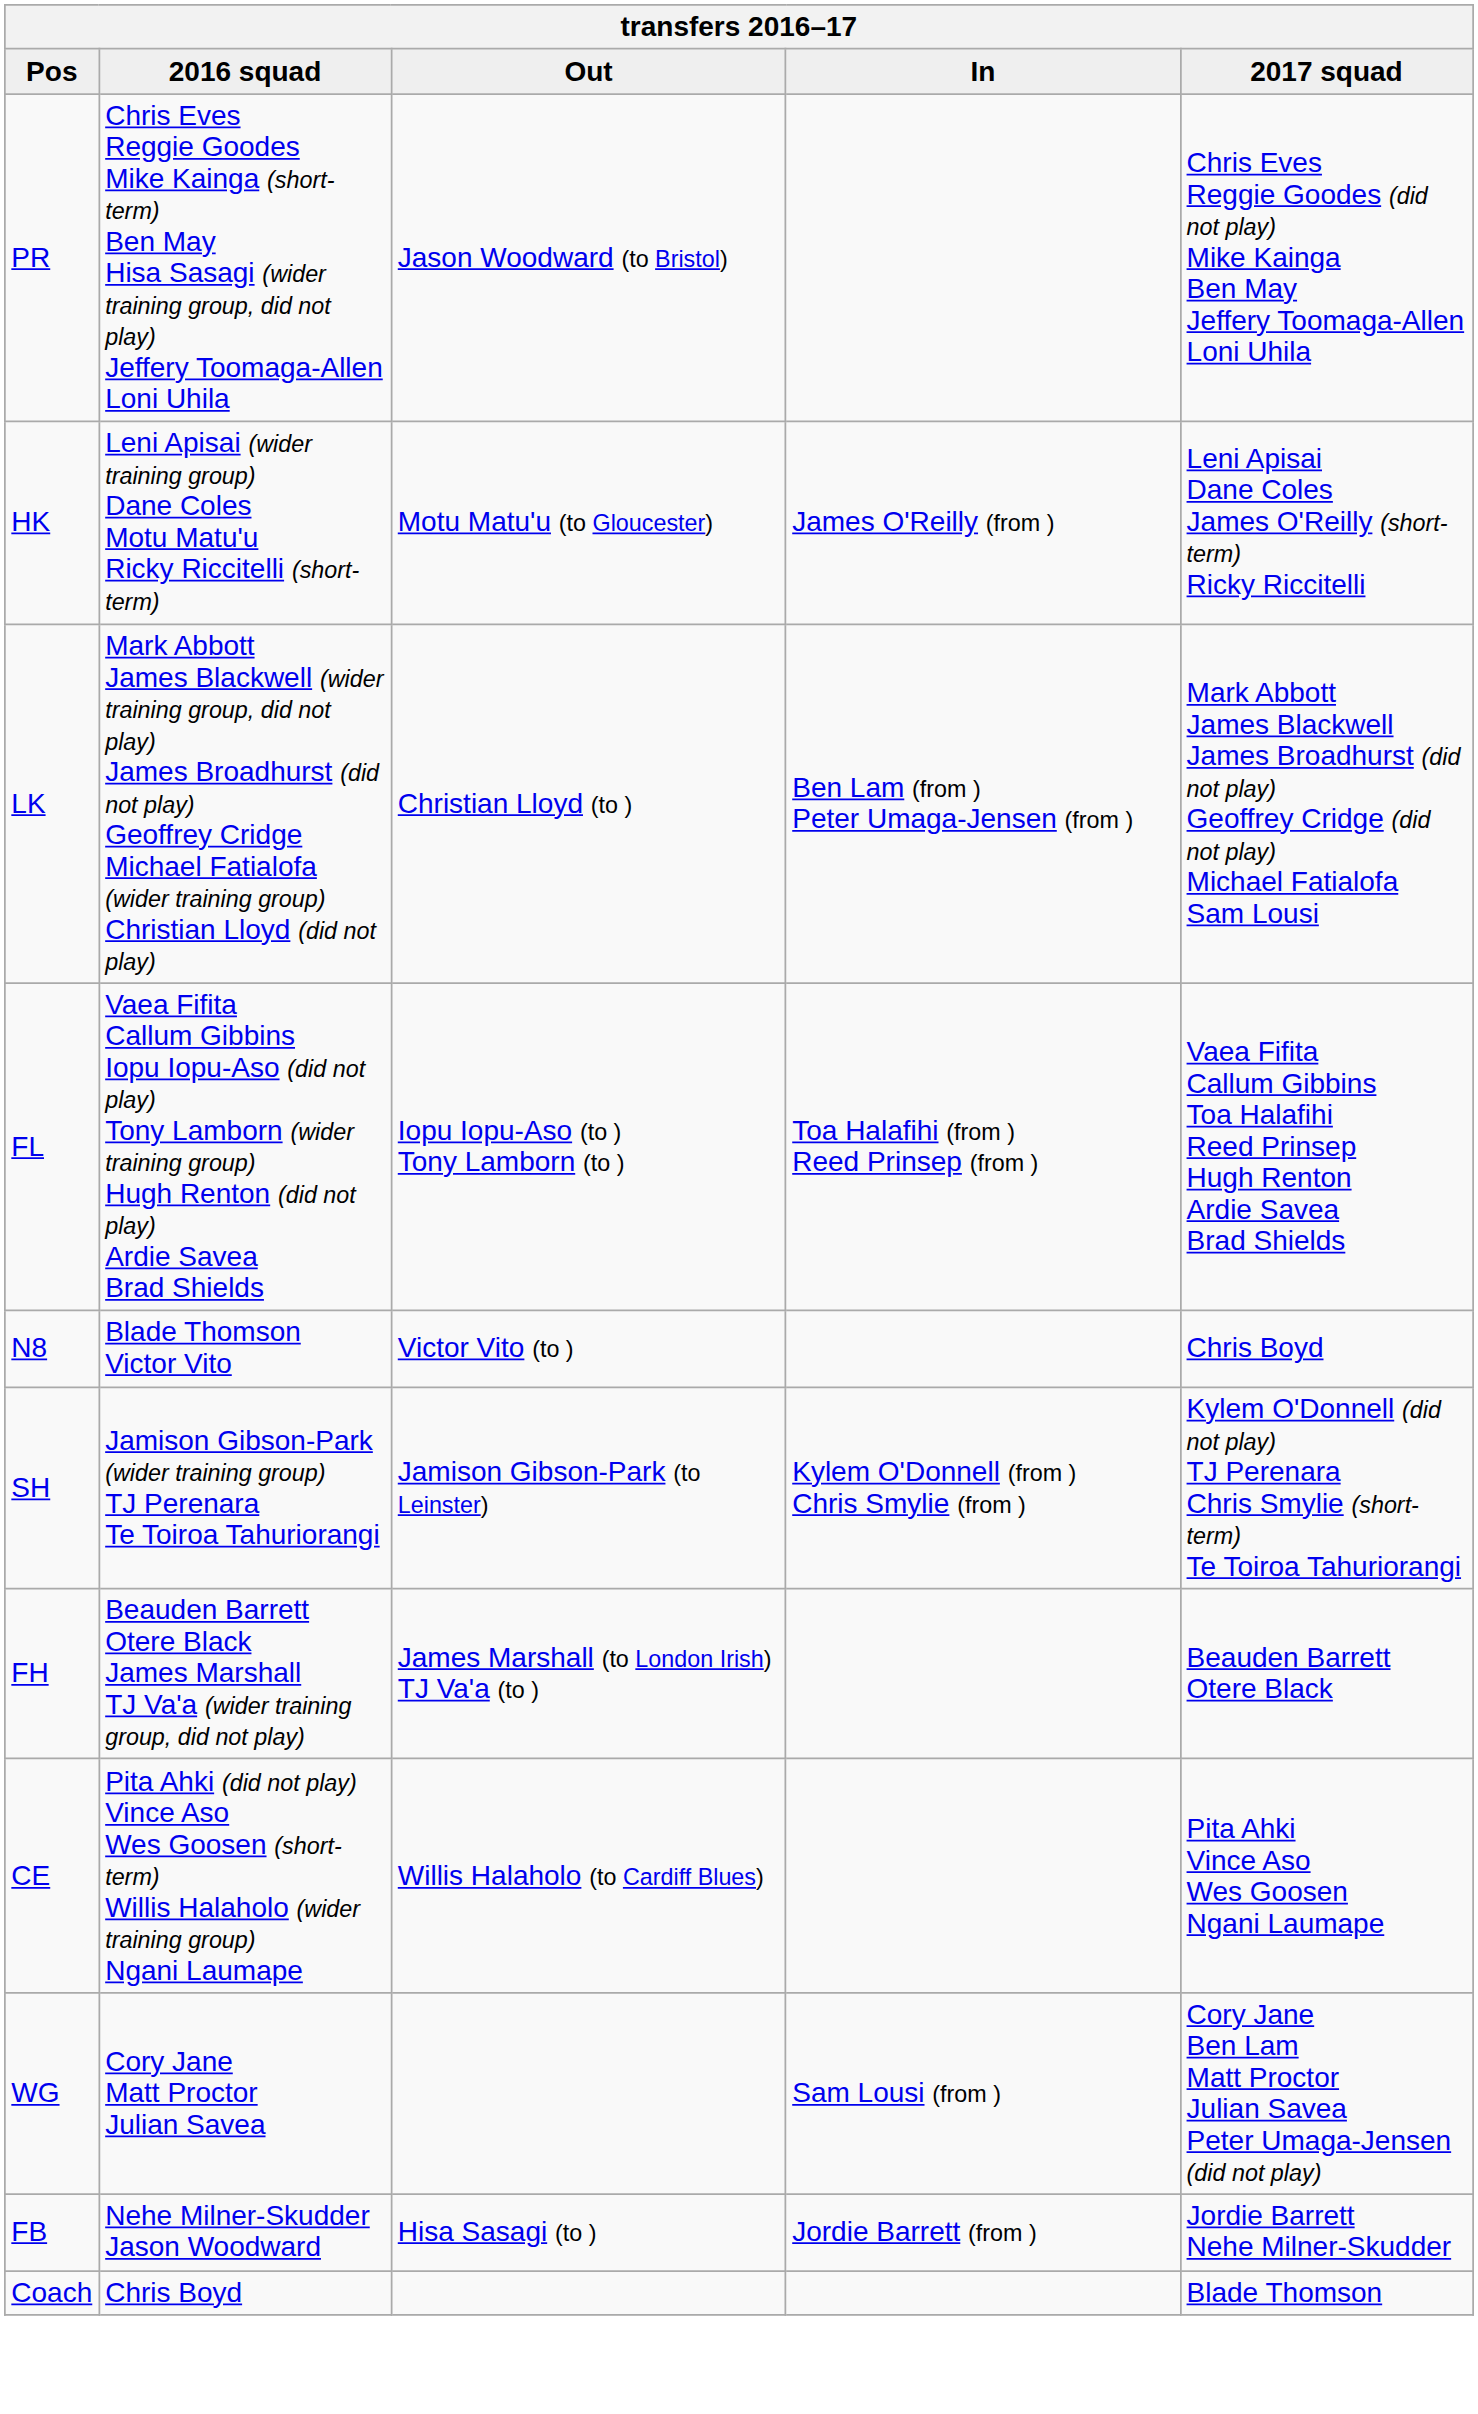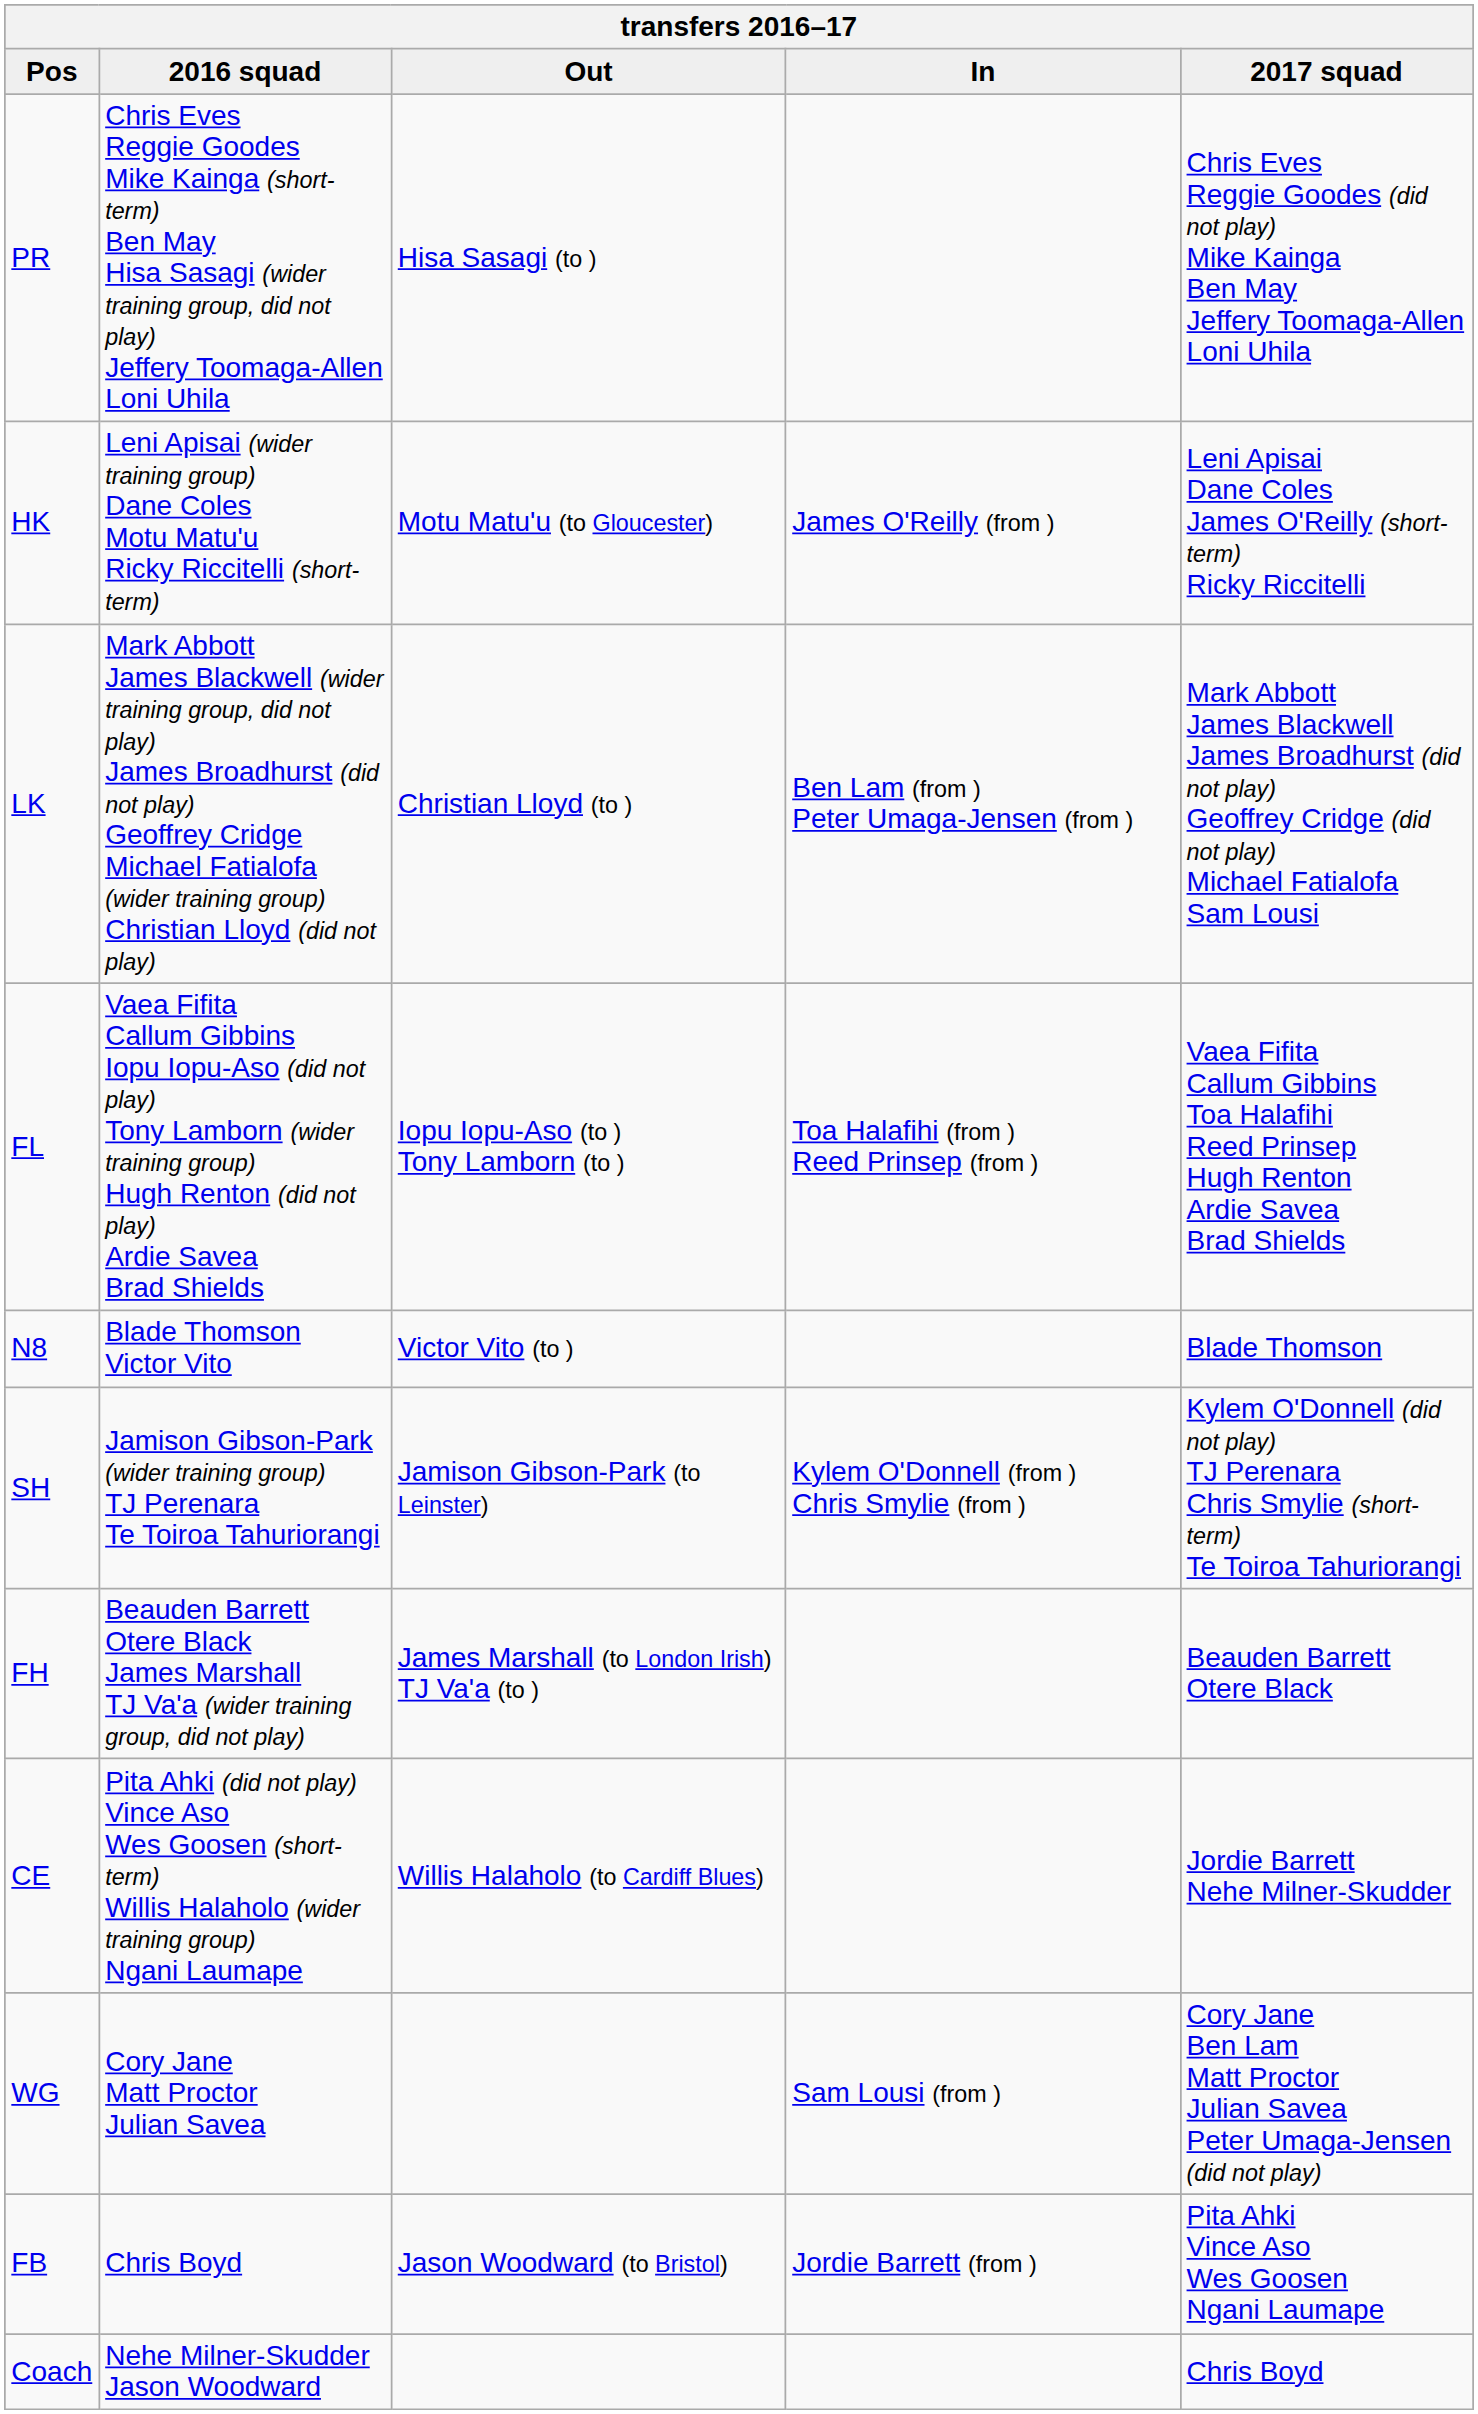(563, 257) Jason Woodward (to Bristol) -> (497, 257) Hisa Sasagi (to )
(1255, 1348) Chris Boyd -> (1284, 1348) Blade Thomson
(1285, 1875) Pita Ahki Vince Aso Wes Goosen Ngani Laumape -> (1319, 1875) Jordie Barrett Nehe Milner-Skudder
(237, 2231) Nehe Milner-Skudder Jason Woodward -> (174, 2263) Chris Boyd
(497, 2231) Hisa Sasagi (to ) -> (563, 2263) Jason Woodward (to Bristol)
(1319, 2231) Jordie Barrett Nehe Milner-Skudder -> (1285, 2263) Pita Ahki Vince Aso Wes Goosen Ngani Laumape
(174, 2292) Chris Boyd -> (237, 2370) Nehe Milner-Skudder Jason Woodward
(1284, 2292) Blade Thomson -> (1255, 2370) Chris Boyd
